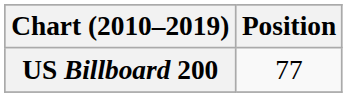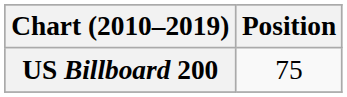(289, 69) 77 -> (289, 69) 75
